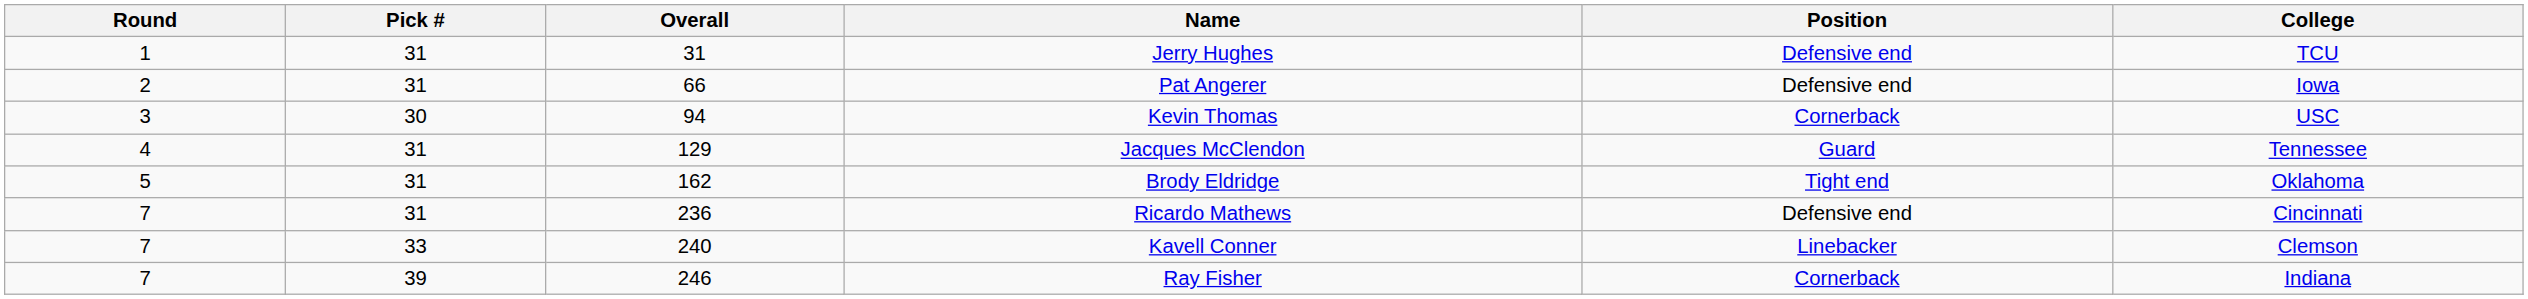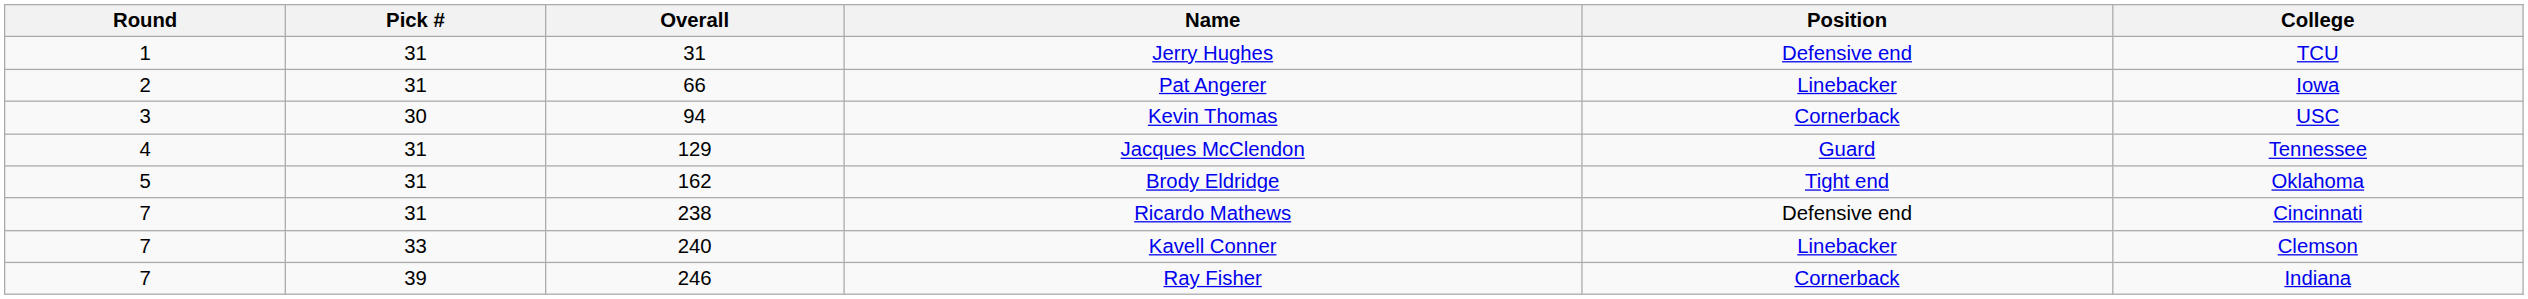(1847, 85) Defensive end -> (1847, 85) Linebacker
(695, 213) 236 -> (695, 213) 238
